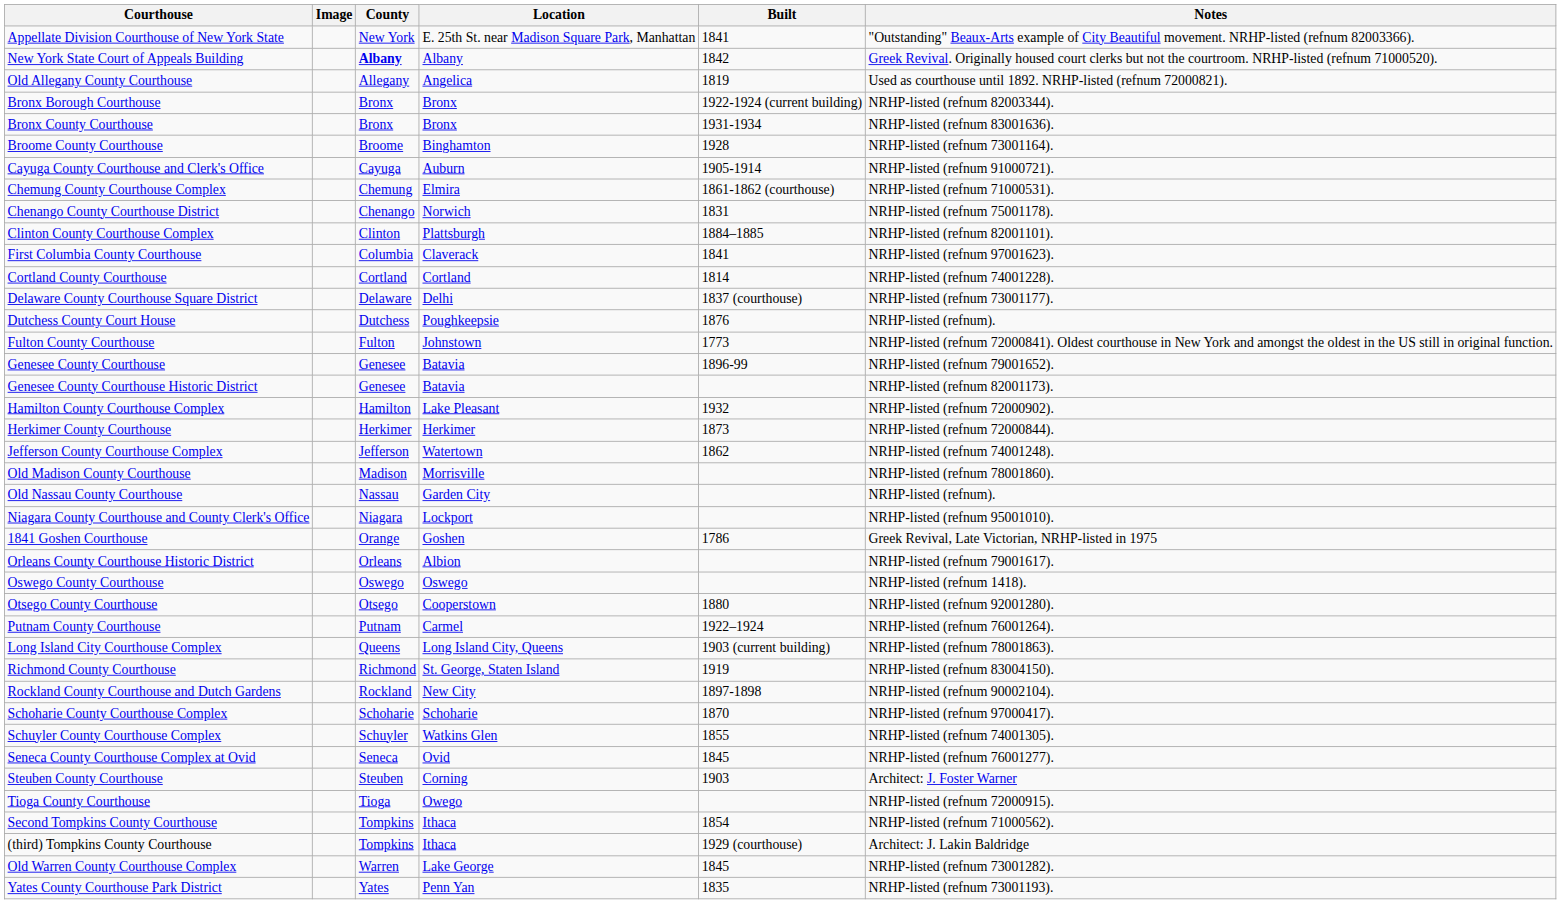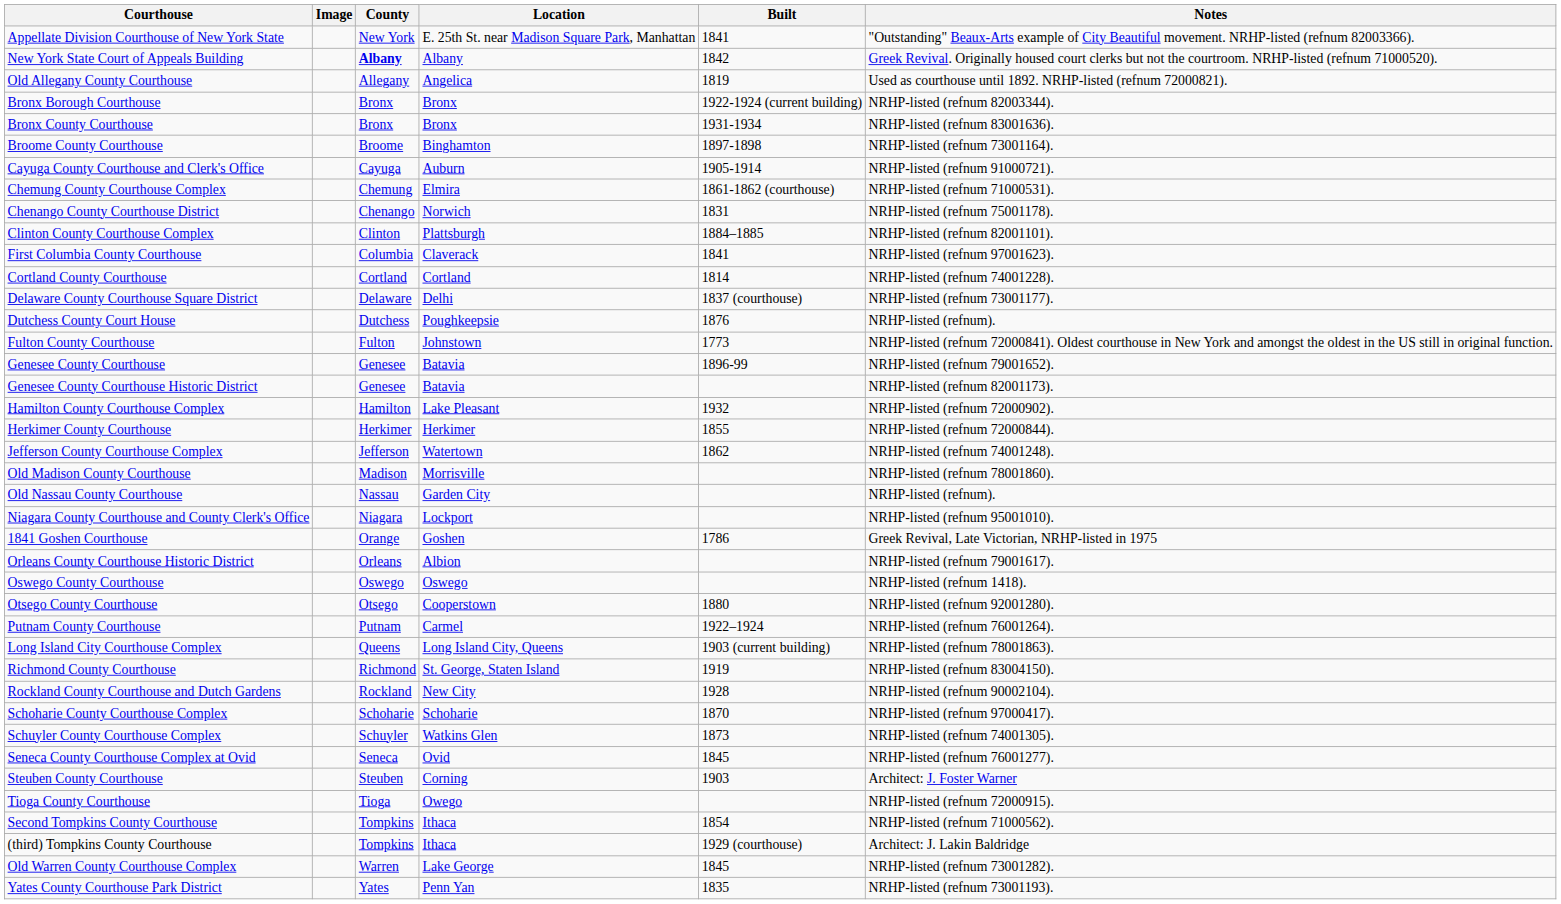(715, 146) 1928 -> (731, 146) 1897-1898
(715, 430) 1873 -> (715, 430) 1855
(731, 691) 1897-1898 -> (715, 691) 1928
(715, 735) 1855 -> (715, 735) 1873
